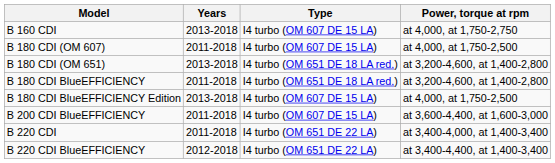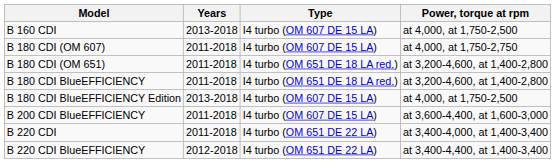(460, 30) at 4,000, at 1,750-2,750 -> (460, 30) at 4,000, at 1,750-2,500
(460, 47) at 4,000, at 1,750-2,500 -> (460, 47) at 4,000, at 1,750-2,750
(212, 64) 2013-2018 -> (211, 64) 2011-2018
